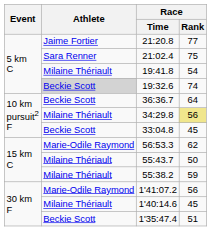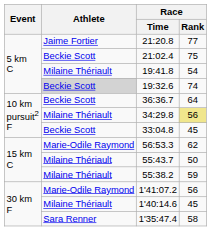(70, 56) Sara Renner -> (69, 56) Beckie Scott
(69, 219) Beckie Scott -> (70, 219) Sara Renner
(193, 219) 51 -> (193, 219) 58
